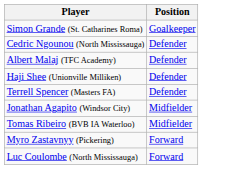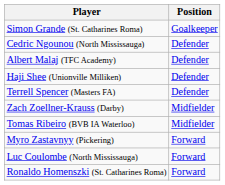+ row: (65, 108)
- row: (68, 108)
+ row: (87, 172)
